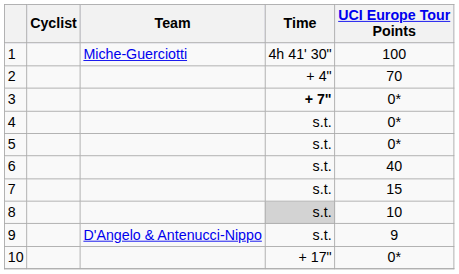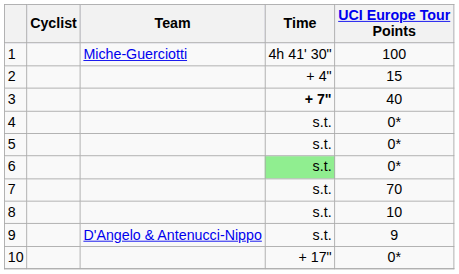(394, 76) 70 -> (394, 76) 15
(394, 99) 0* -> (394, 99) 40
(322, 167) no background -> (322, 167) lightgreen background
(394, 167) 40 -> (394, 167) 0*
(394, 189) 15 -> (394, 189) 70
(322, 212) lightgrey background -> (322, 212) no background
